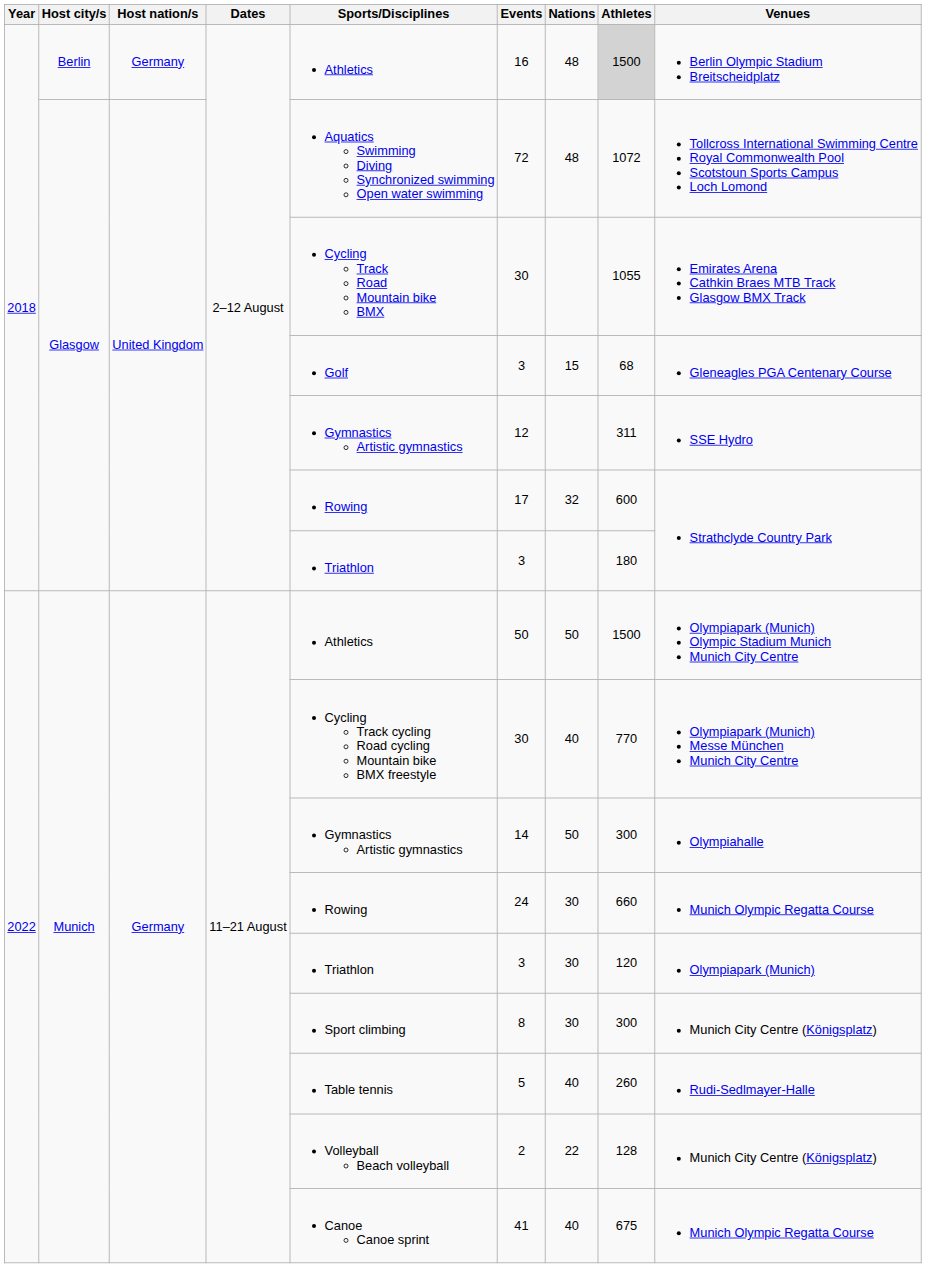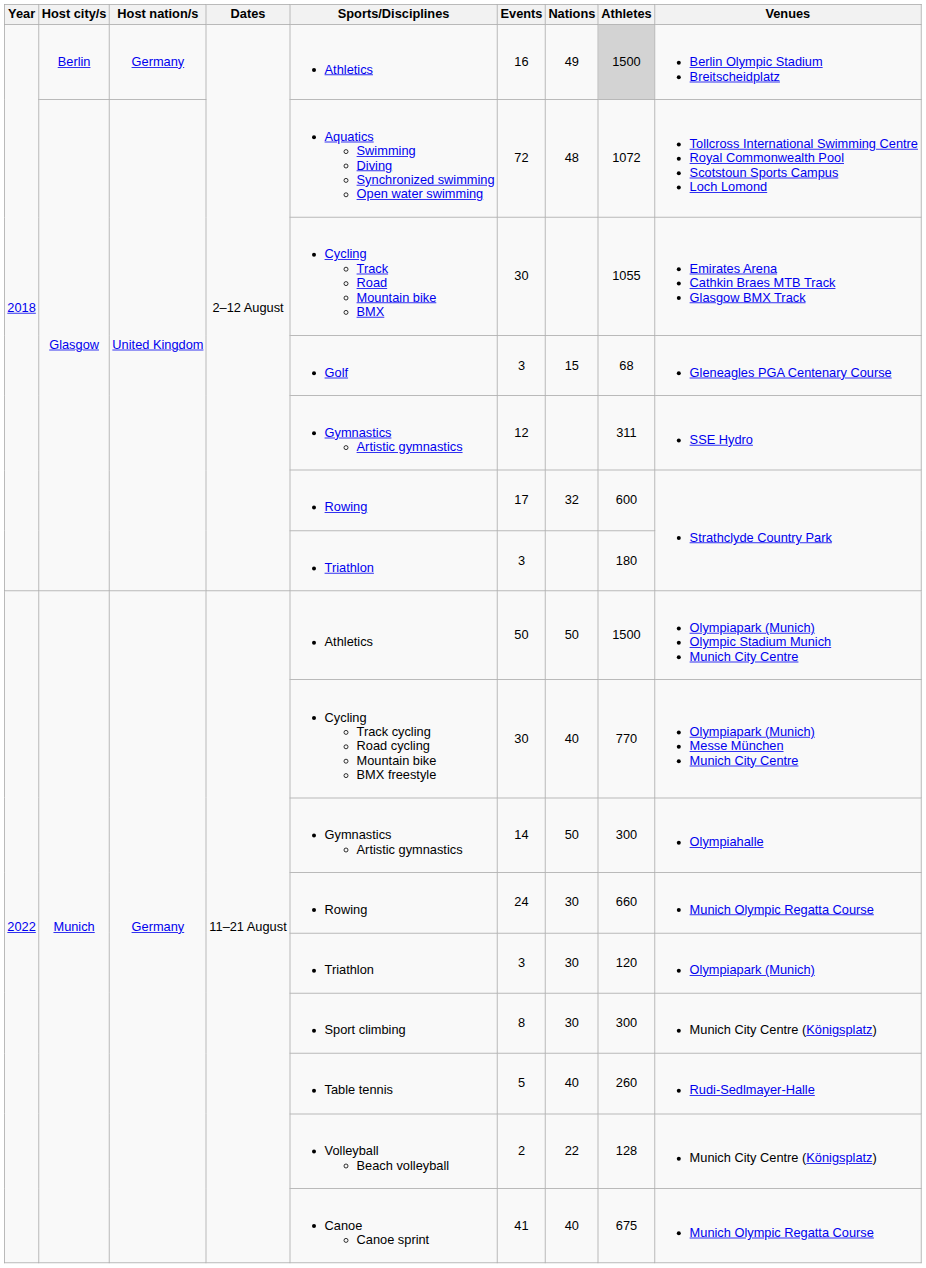(572, 62) 48 -> (572, 62) 49
